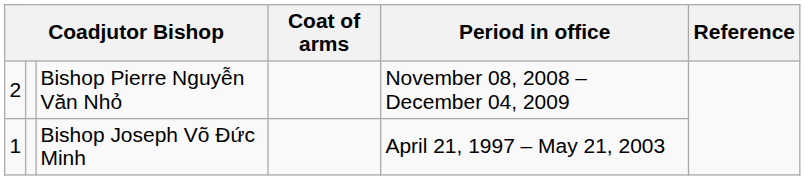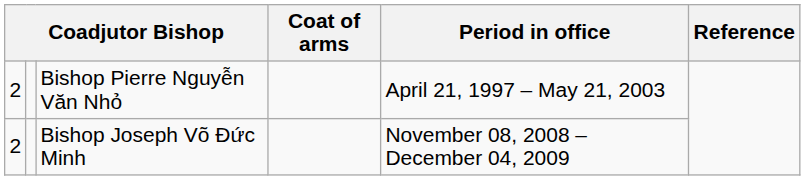(486, 89) November 08, 2008 – December 04, 2009 -> (525, 89) April 21, 1997 – May 21, 2003
(15, 146) 1 -> (15, 146) 2
(525, 146) April 21, 1997 – May 21, 2003 -> (486, 146) November 08, 2008 – December 04, 2009
